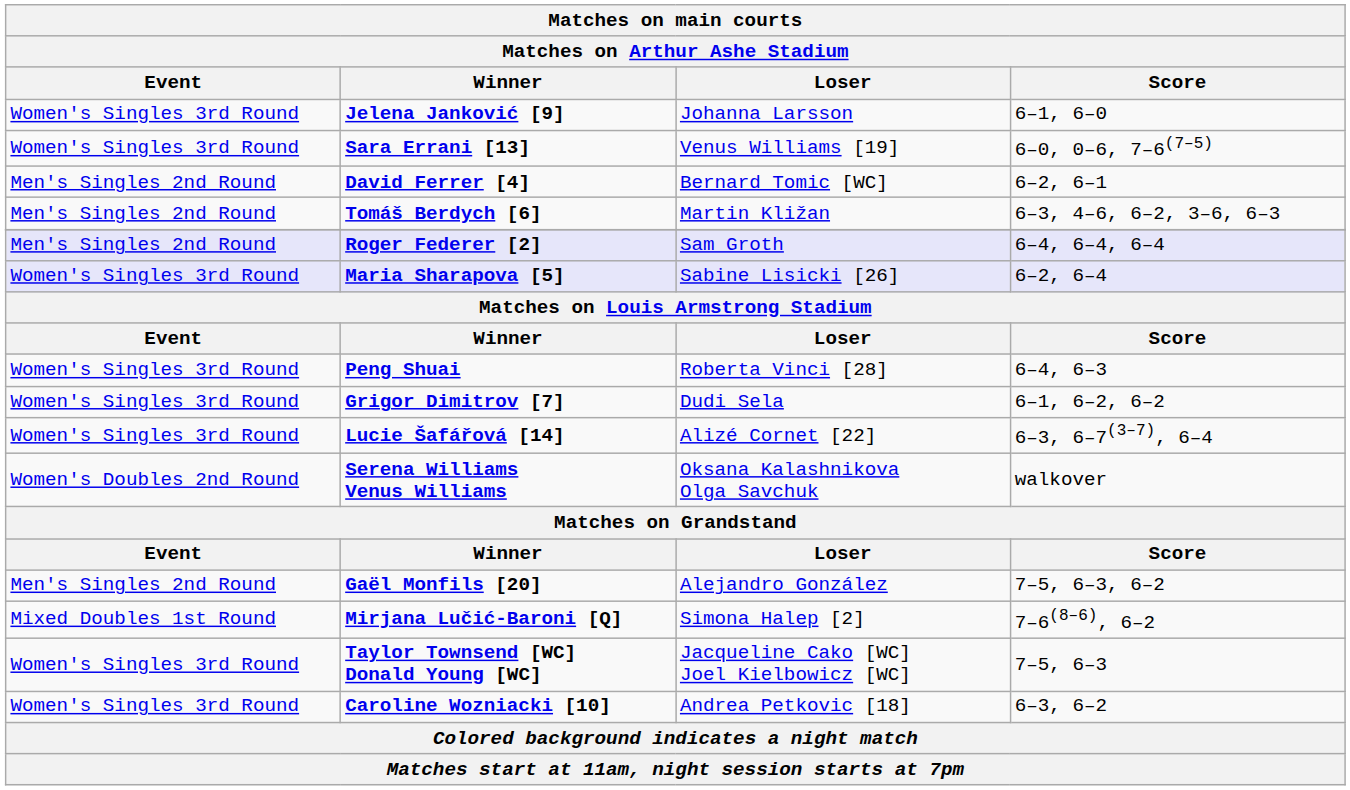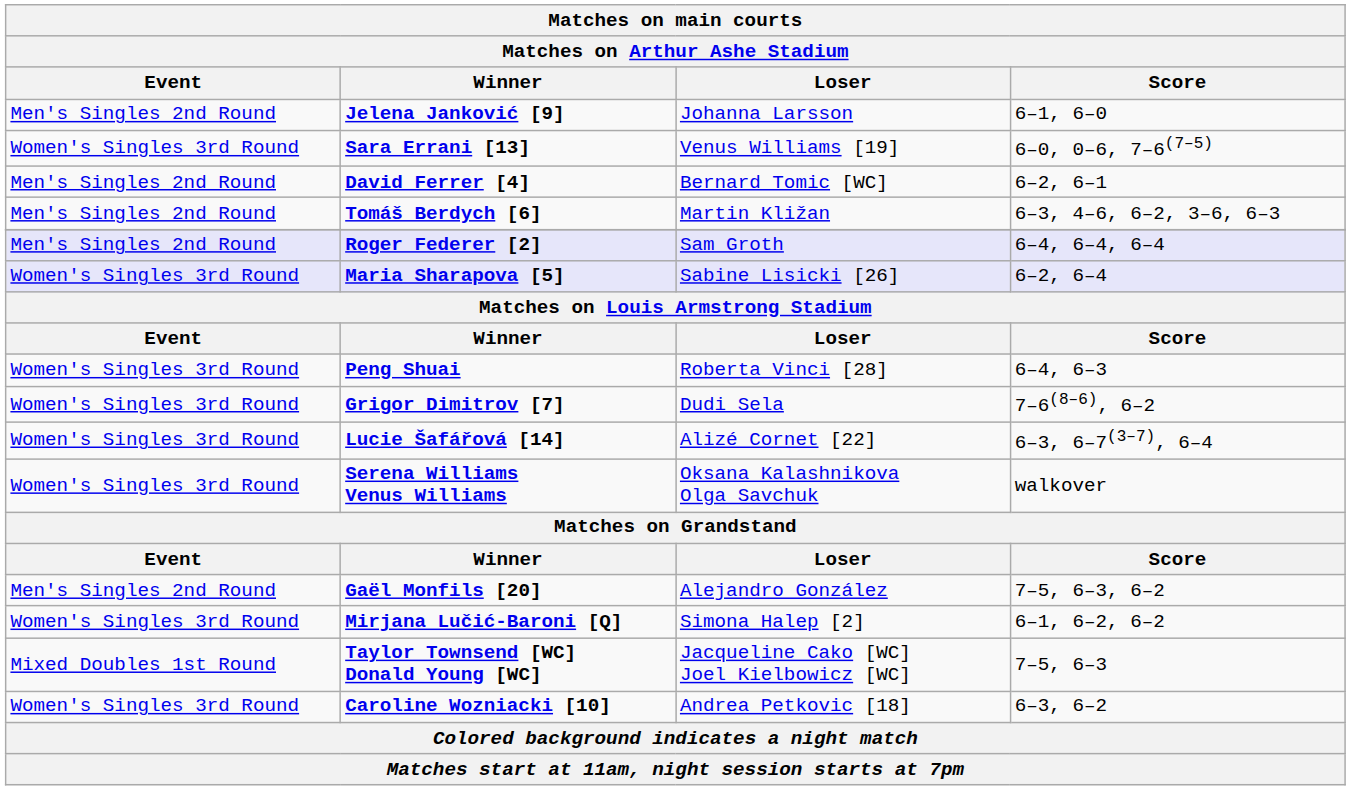(155, 114) Women's Singles 3rd Round -> (143, 114) Men's Singles 2nd Round
(1090, 402) 6–1, 6–2, 6–2 -> (1085, 404) 7–6(8–6), 6–2
(155, 480) Women's Doubles 2nd Round -> (155, 485) Women's Singles 3rd Round
(143, 619) Mixed Doubles 1st Round -> (155, 622) Women's Singles 3rd Round
(1085, 619) 7–6(8–6), 6–2 -> (1090, 622) 6–1, 6–2, 6–2
(155, 664) Women's Singles 3rd Round -> (143, 664) Mixed Doubles 1st Round
